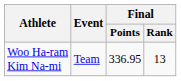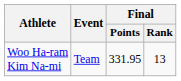(125, 59) 336.95 -> (125, 59) 331.95
